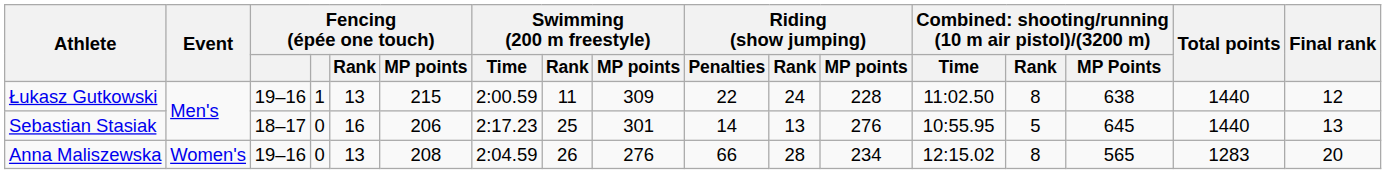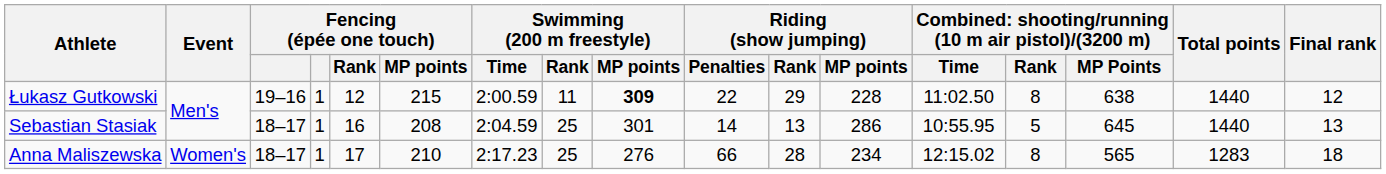(355, 97) 13 -> (355, 97) 12
(639, 97) normal -> (639, 97) bold
(795, 97) 24 -> (795, 97) 29
(320, 126) 0 -> (320, 126) 1
(426, 126) 206 -> (426, 126) 208
(507, 126) 2:17.23 -> (507, 126) 2:04.59
(866, 126) 276 -> (866, 126) 286
(280, 155) 19–16 -> (280, 155) 18–17
(320, 155) 0 -> (320, 155) 1
(355, 155) 13 -> (355, 155) 17
(426, 155) 208 -> (426, 155) 210
(507, 155) 2:04.59 -> (507, 155) 2:17.23
(567, 155) 26 -> (567, 155) 25
(1333, 155) 20 -> (1333, 155) 18
